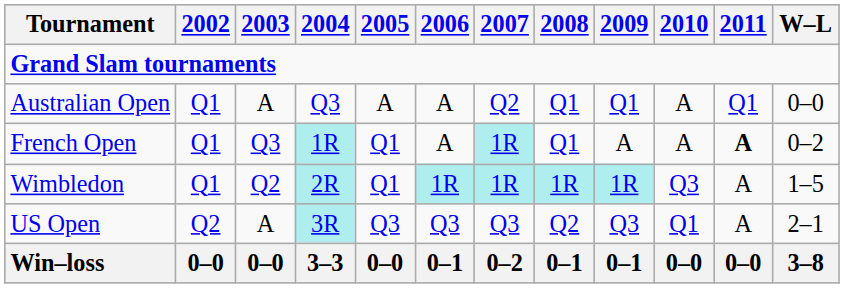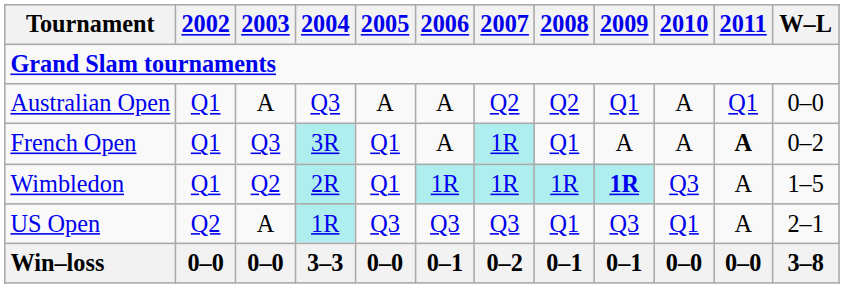(564, 104) Q1 -> (564, 104) Q2
(325, 143) 1R -> (325, 143) 3R
(624, 183) normal -> (624, 183) bold
(325, 223) 3R -> (325, 223) 1R
(564, 223) Q2 -> (564, 223) Q1
